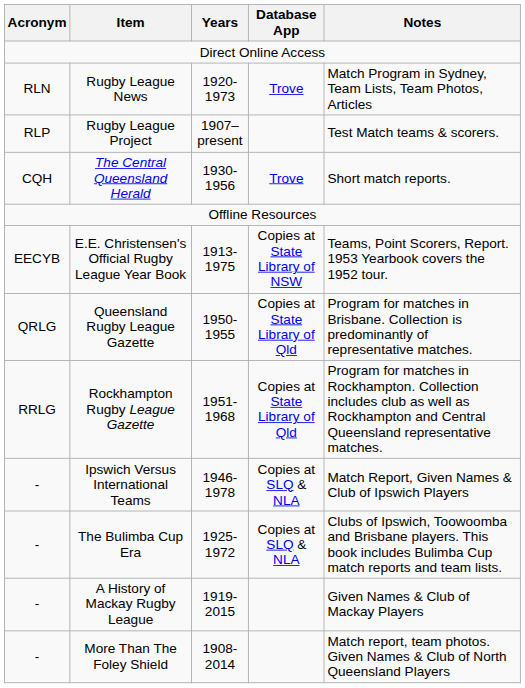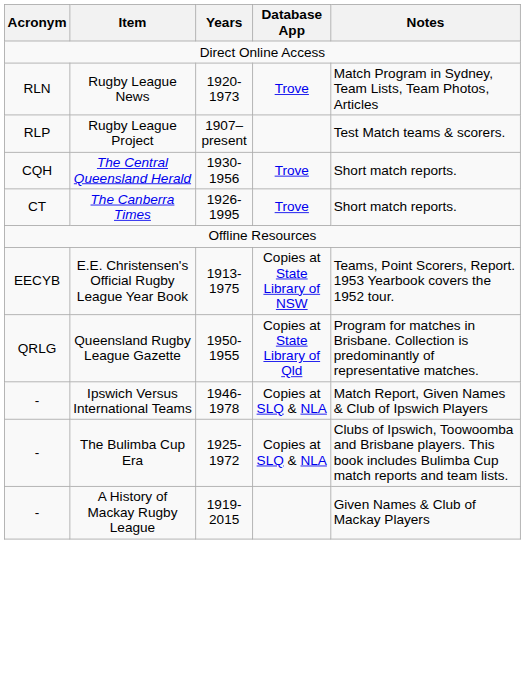+ row: (132, 207)
- row: (131, 409)
- row: (131, 656)
